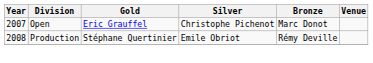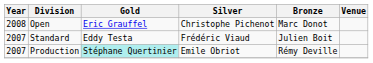(16, 24) 2007 -> (16, 24) 2008
+ row: (50, 38)
(16, 38) 2008 -> (16, 51) 2007
(130, 38) no background -> (130, 51) paleturquoise background
